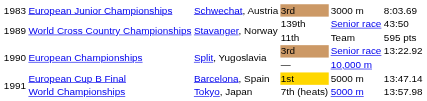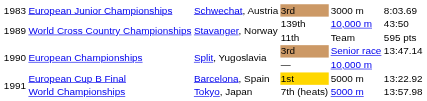(356, 24) Senior race -> (351, 24) 10,000 m
(403, 51) 13:22.92 -> (403, 51) 13:47.14
(403, 78) 13:47.14 -> (403, 78) 13:22.92
